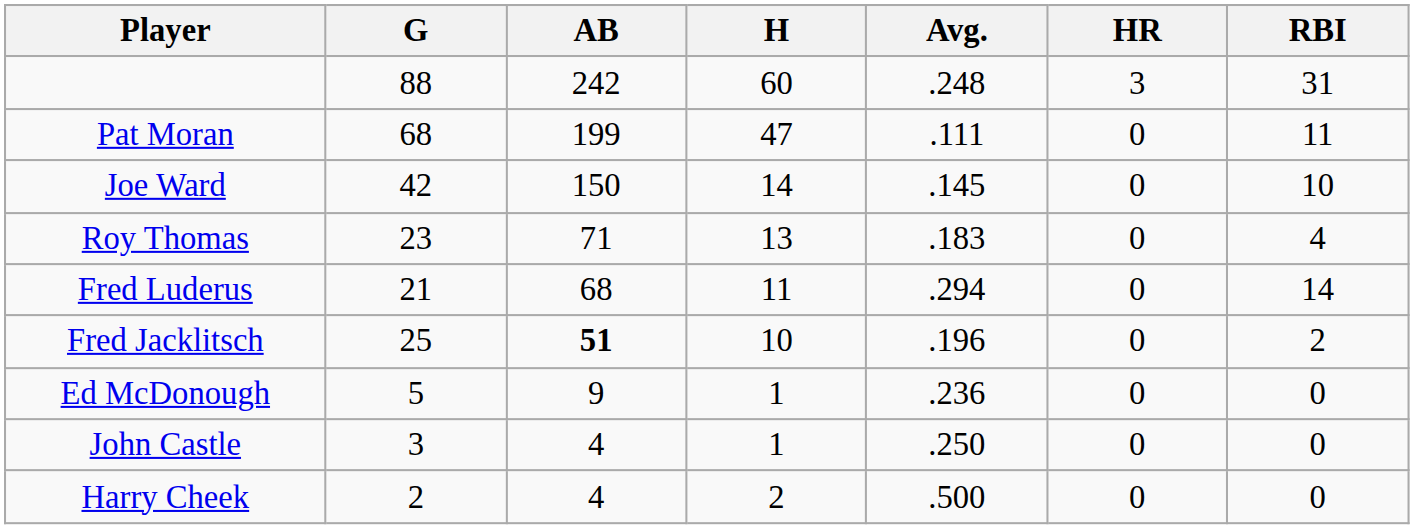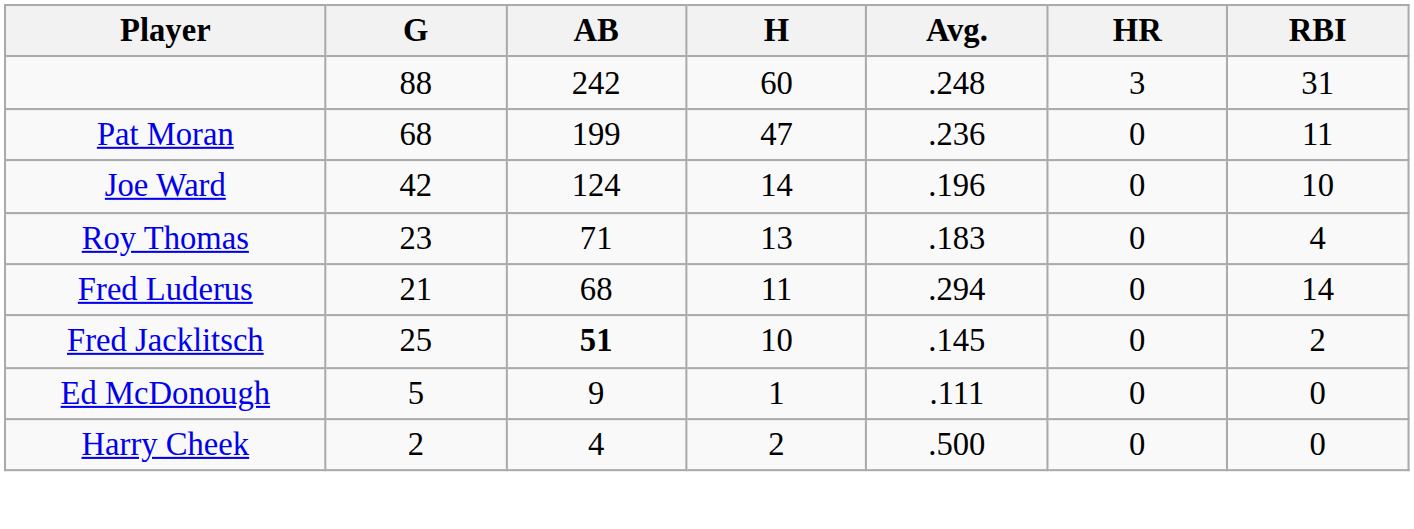(957, 133) .111 -> (957, 133) .236
(596, 185) 150 -> (596, 185) 124
(957, 185) .145 -> (957, 185) .196
(957, 340) .196 -> (957, 340) .145
(957, 392) .236 -> (957, 392) .111
- row: (165, 444)
